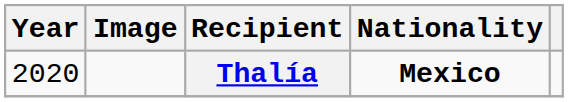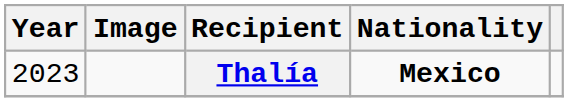(46, 74) 2020 -> (46, 74) 2023
